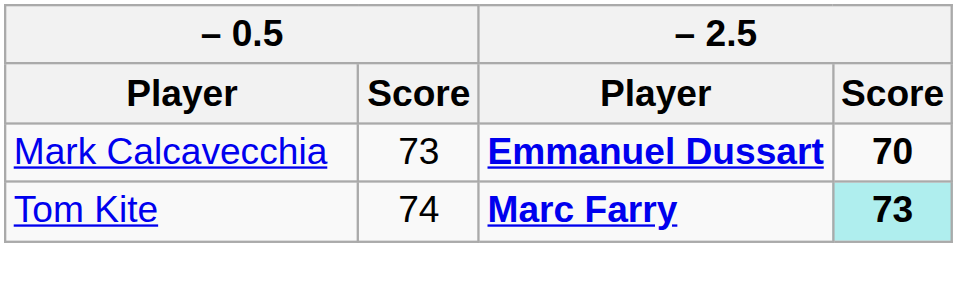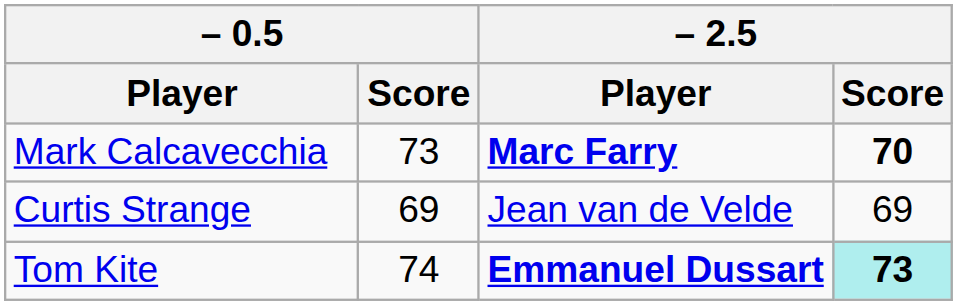(656, 151) Emmanuel Dussart -> (582, 151) Marc Farry
+ row: (132, 210)
(582, 210) Marc Farry -> (656, 269) Emmanuel Dussart
